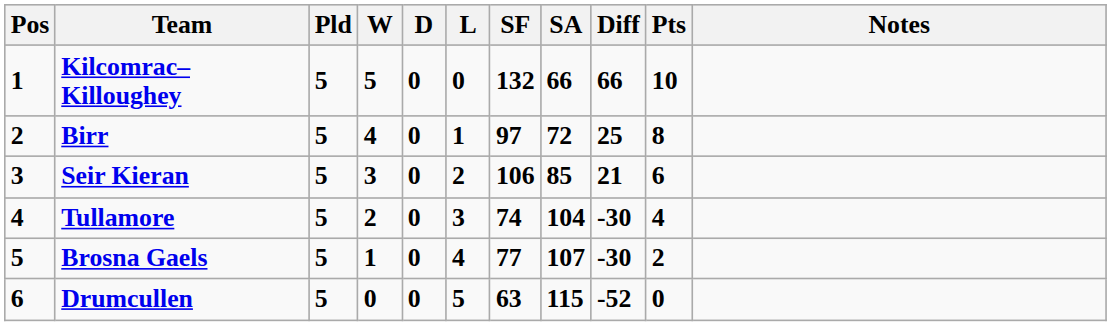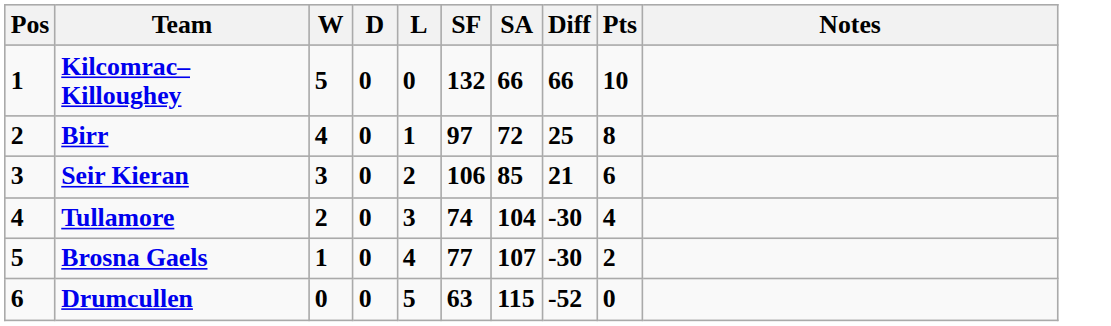- column: (333, 24)
